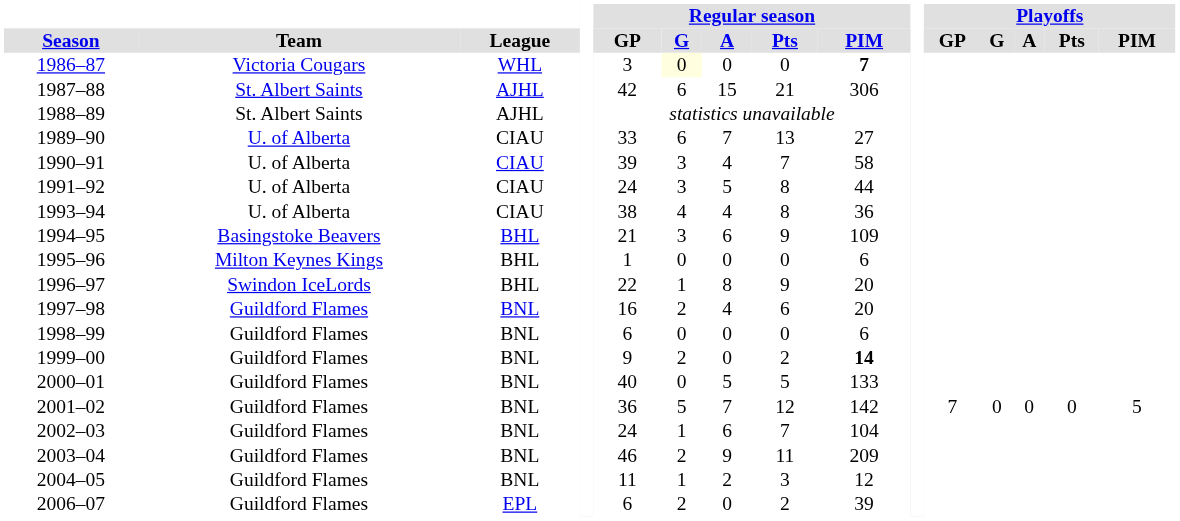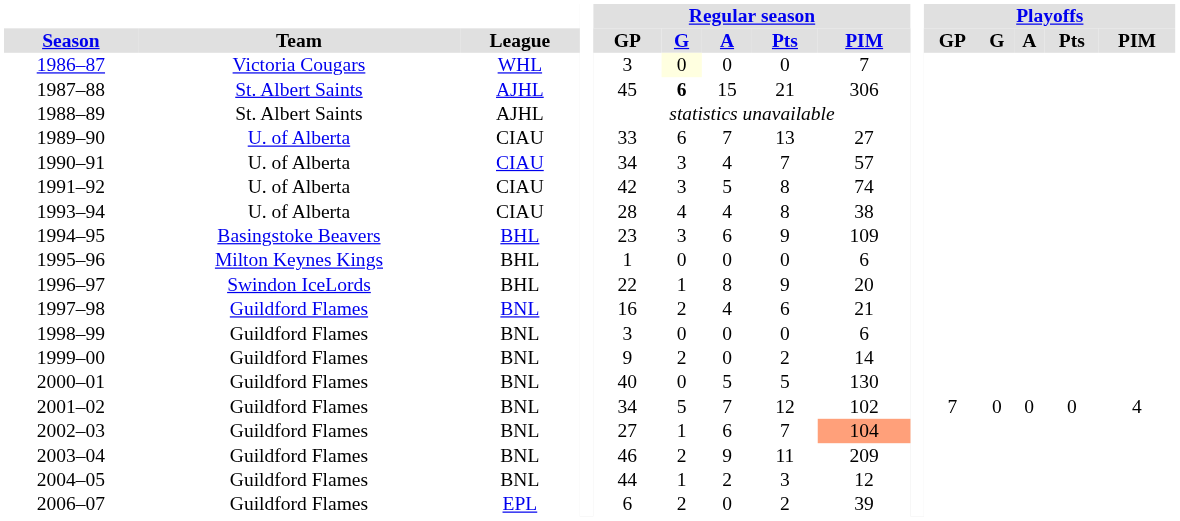(864, 64) bold -> (864, 64) normal
(627, 89) 42 -> (627, 89) 45
(682, 89) normal -> (682, 89) bold
(627, 162) 39 -> (627, 162) 34
(864, 162) 58 -> (864, 162) 57
(627, 186) 24 -> (627, 186) 42
(864, 186) 44 -> (864, 186) 74
(627, 211) 38 -> (627, 211) 28
(864, 211) 36 -> (864, 211) 38
(627, 235) 21 -> (627, 235) 23
(864, 308) 20 -> (864, 308) 21
(627, 333) 6 -> (627, 333) 3
(864, 357) bold -> (864, 357) normal
(864, 382) 133 -> (864, 382) 130
(627, 406) 36 -> (627, 406) 34
(864, 406) 142 -> (864, 406) 102
(1137, 406) 5 -> (1137, 406) 4
(627, 430) 24 -> (627, 430) 27
(864, 430) no background -> (864, 430) lightsalmon background
(627, 479) 11 -> (627, 479) 44
